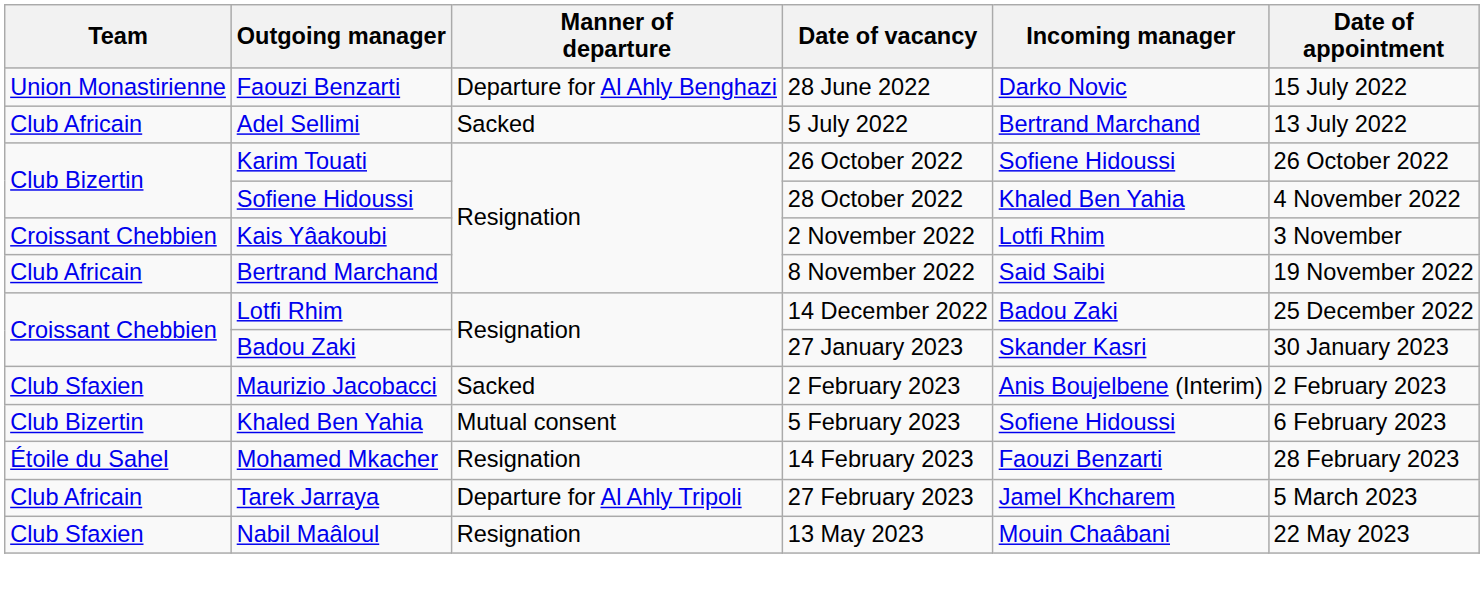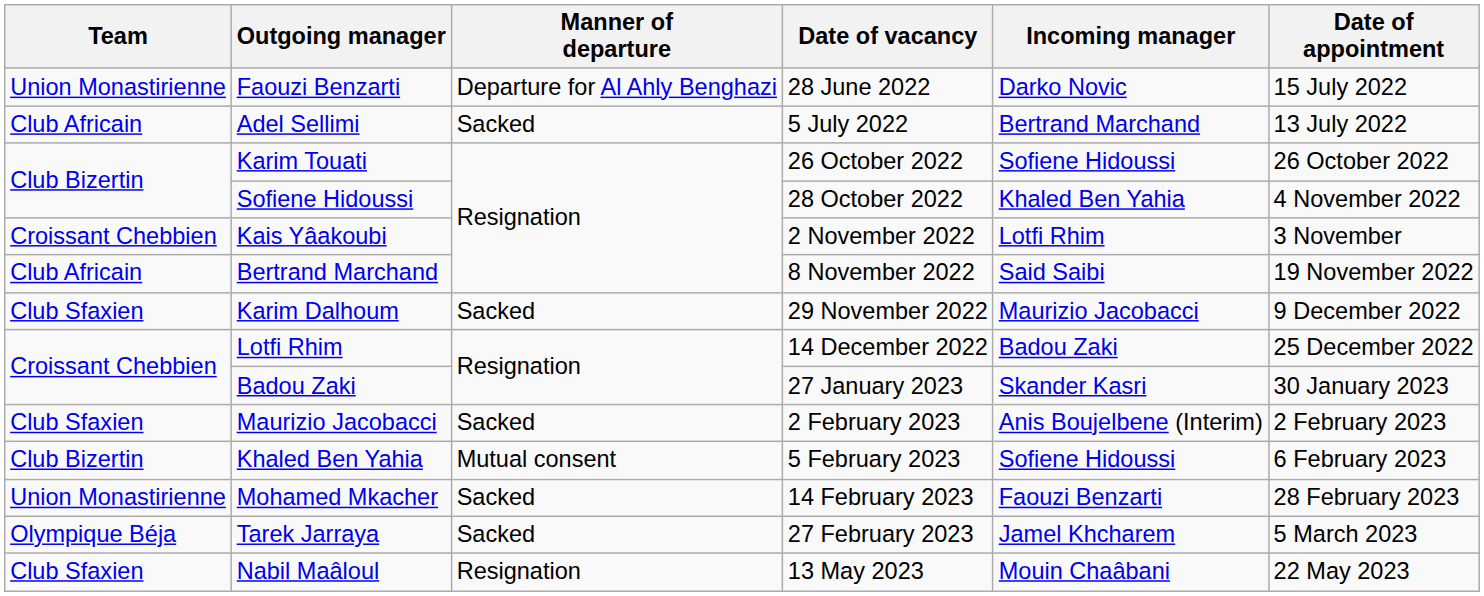+ row: (318, 310)
(89, 459) Étoile du Sahel -> (118, 497) Union Monastirienne
(519, 459) Resignation -> (496, 497) Sacked
(76, 497) Club Africain -> (93, 534) Olympique Béja
(599, 497) Departure for Al Ahly Tripoli -> (496, 534) Sacked
